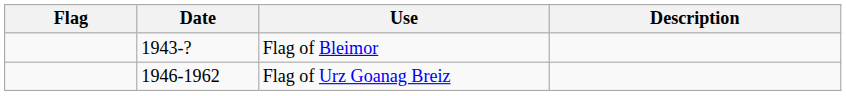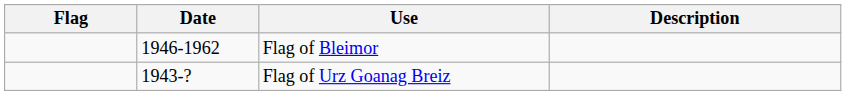(166, 47) 1943-? -> (181, 47) 1946-1962
(181, 76) 1946-1962 -> (166, 76) 1943-?
